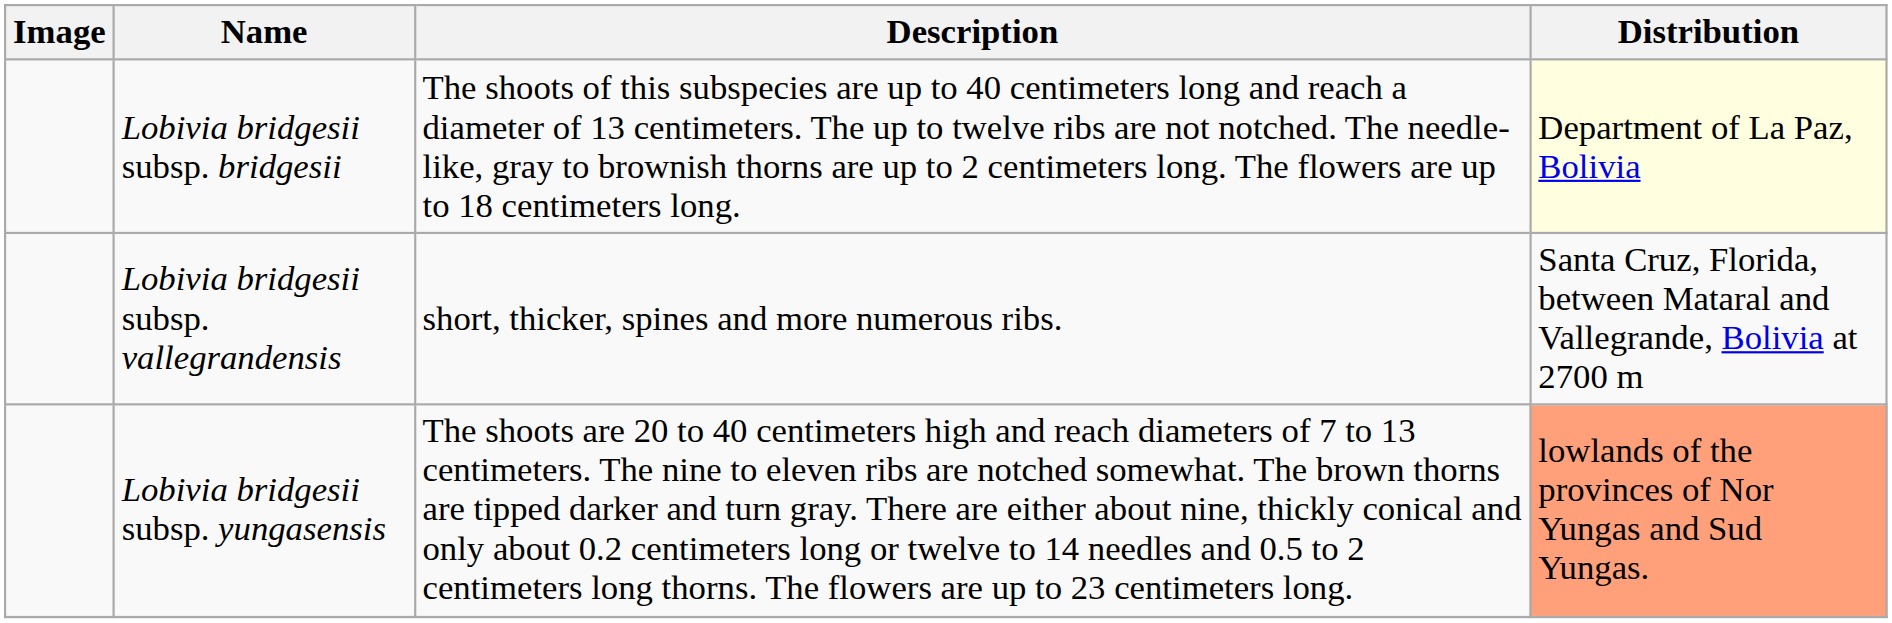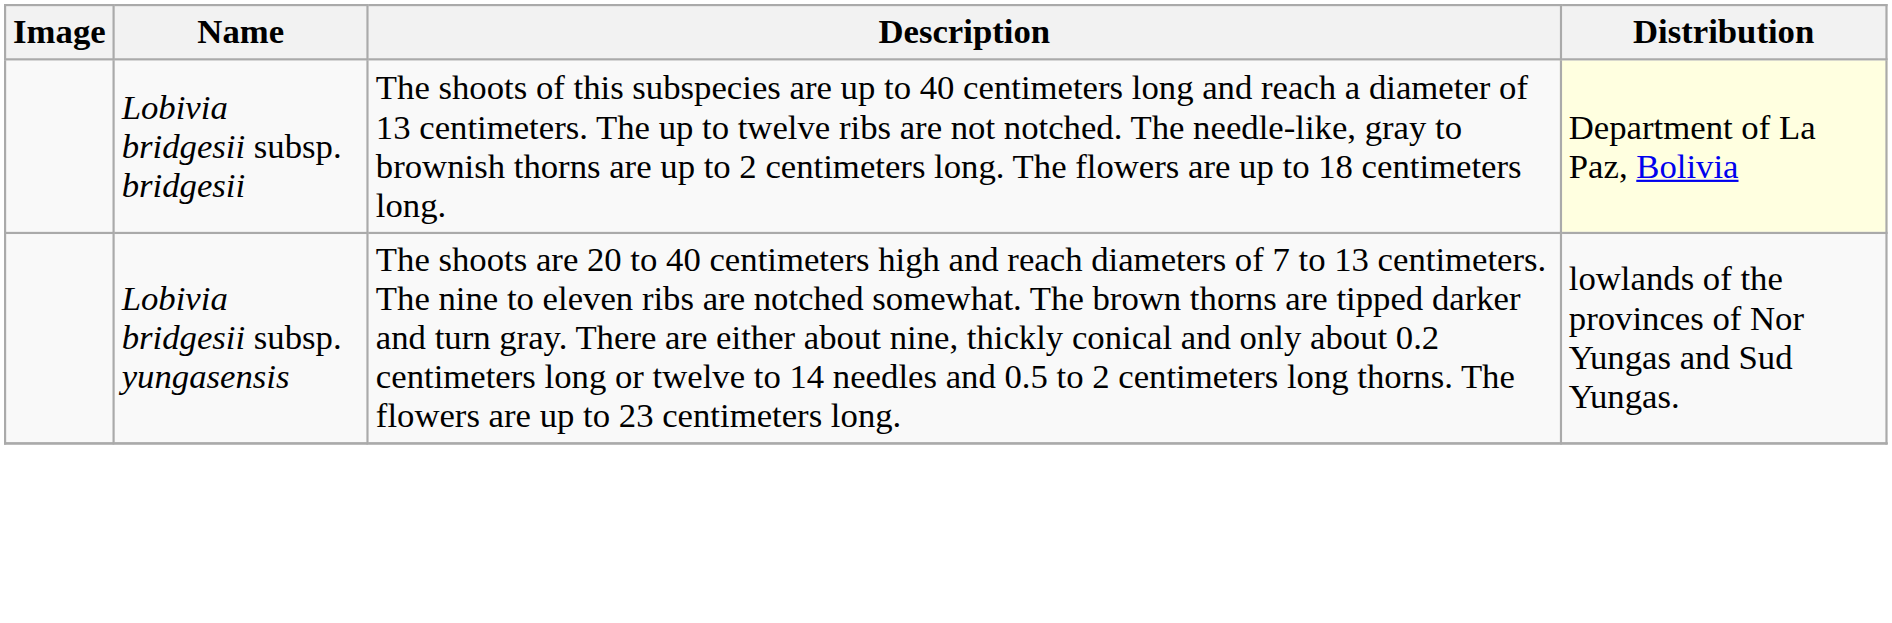- row: (241, 317)
(1656, 509) lightsalmon background -> (1686, 337) no background
